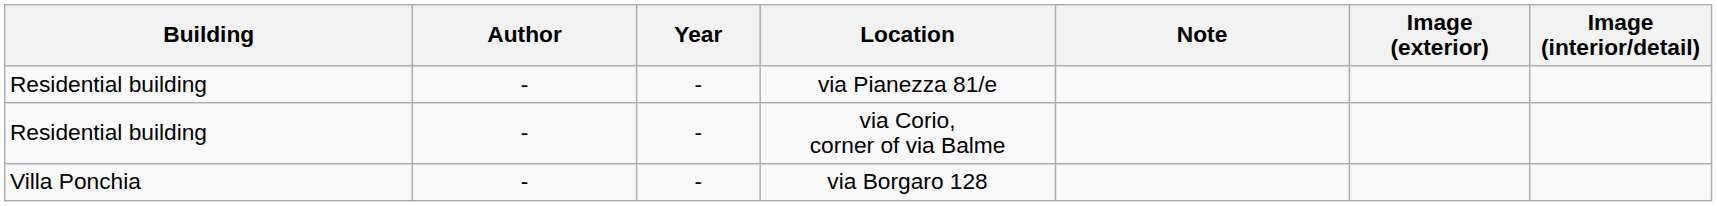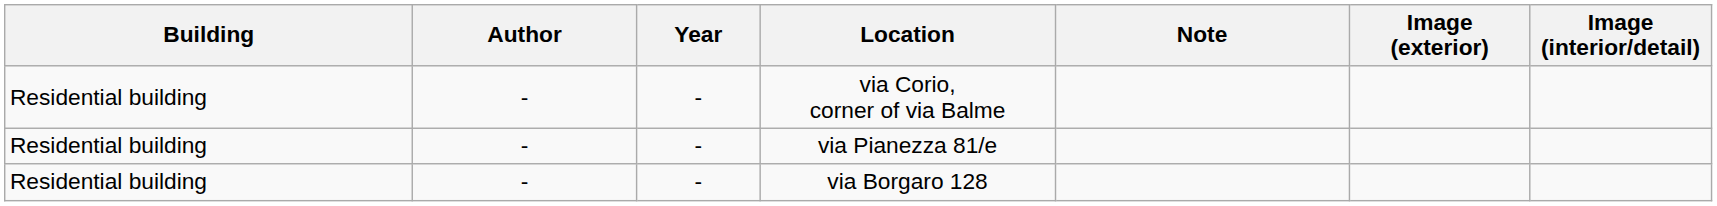rows swapped: (908, 132) <-> (908, 84)
(75, 181) Villa Ponchia -> (108, 181) Residential building
